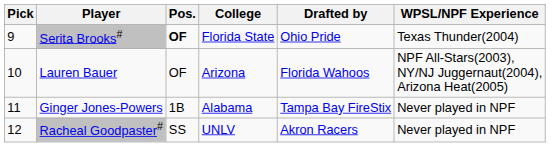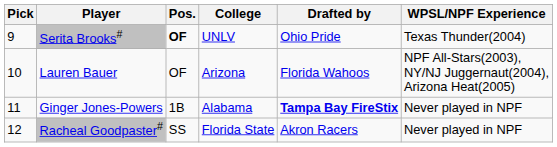(238, 36) Florida State -> (218, 36) UNLV
(336, 107) normal -> (339, 107) bold
(218, 129) UNLV -> (238, 129) Florida State
